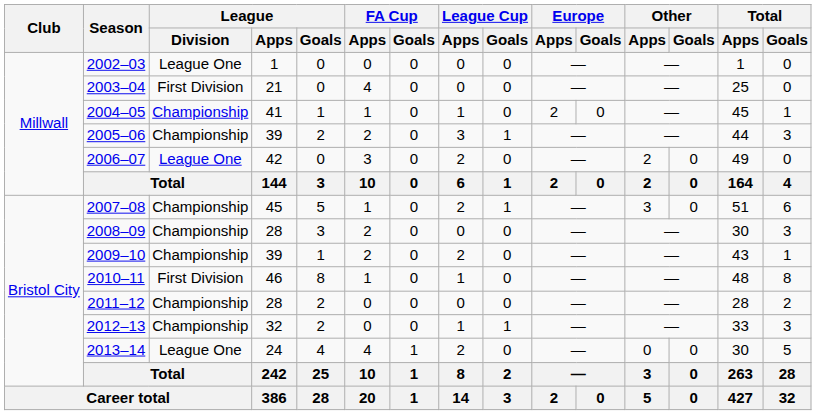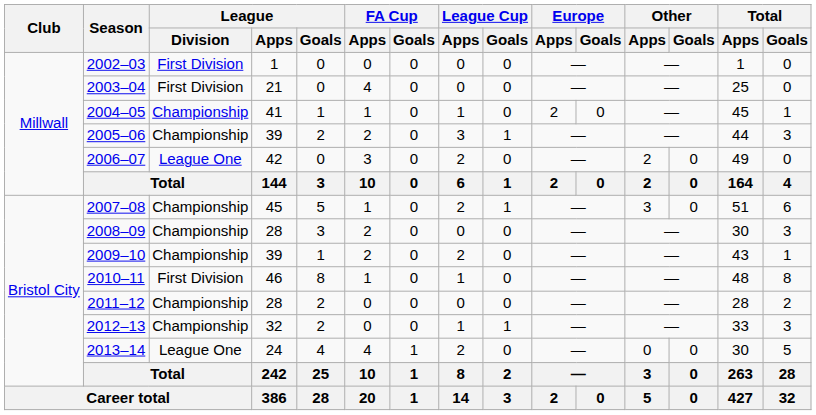(200, 64) League One -> (200, 64) First Division
